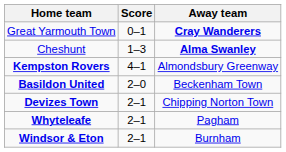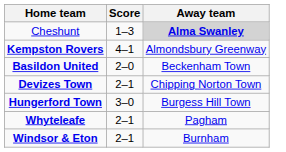- row: (61, 31)
(218, 48) no background -> (206, 31) lightgrey background
+ row: (55, 102)
